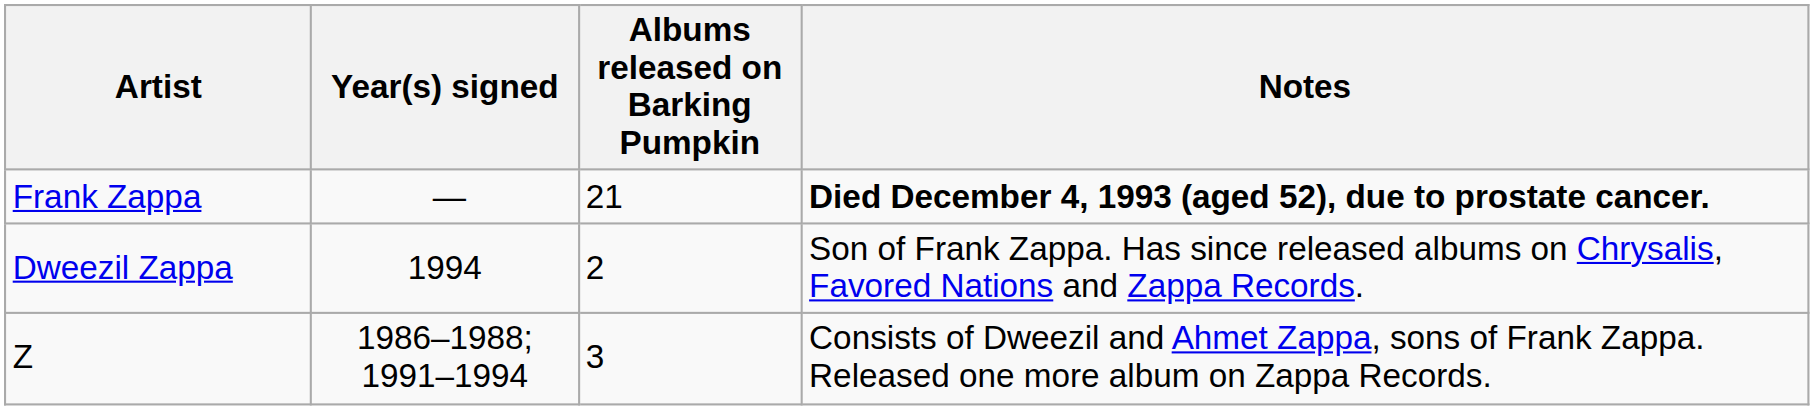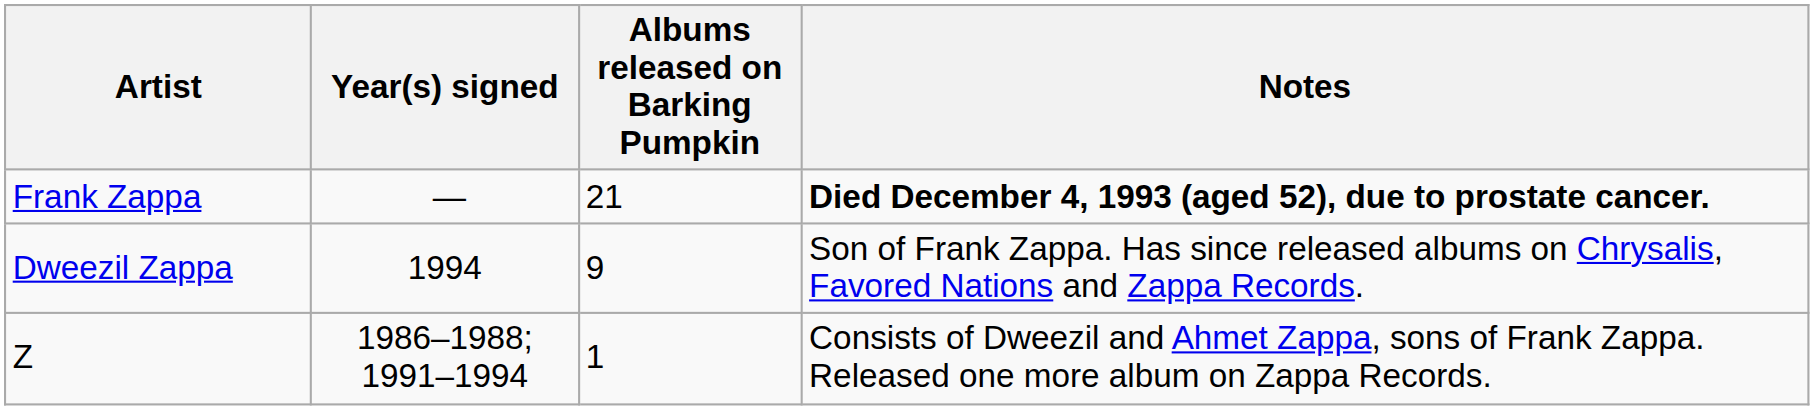(595, 267) 2 -> (595, 267) 9
(595, 357) 3 -> (595, 357) 1
